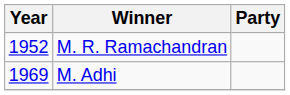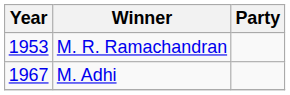(29, 47) 1952 -> (29, 47) 1953
(29, 75) 1969 -> (29, 75) 1967
